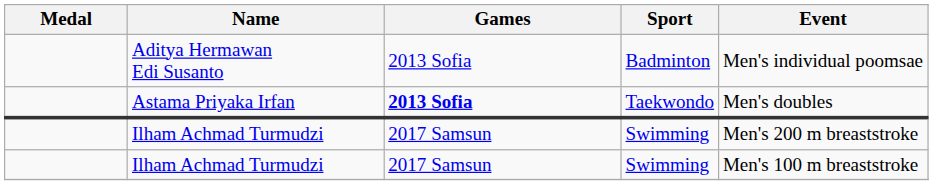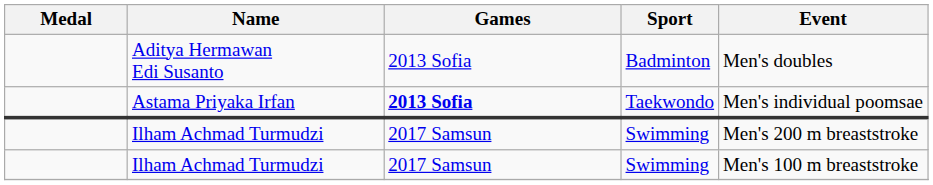(823, 60) Men's individual poomsae -> (778, 60) Men's doubles
(778, 101) Men's doubles -> (823, 101) Men's individual poomsae
